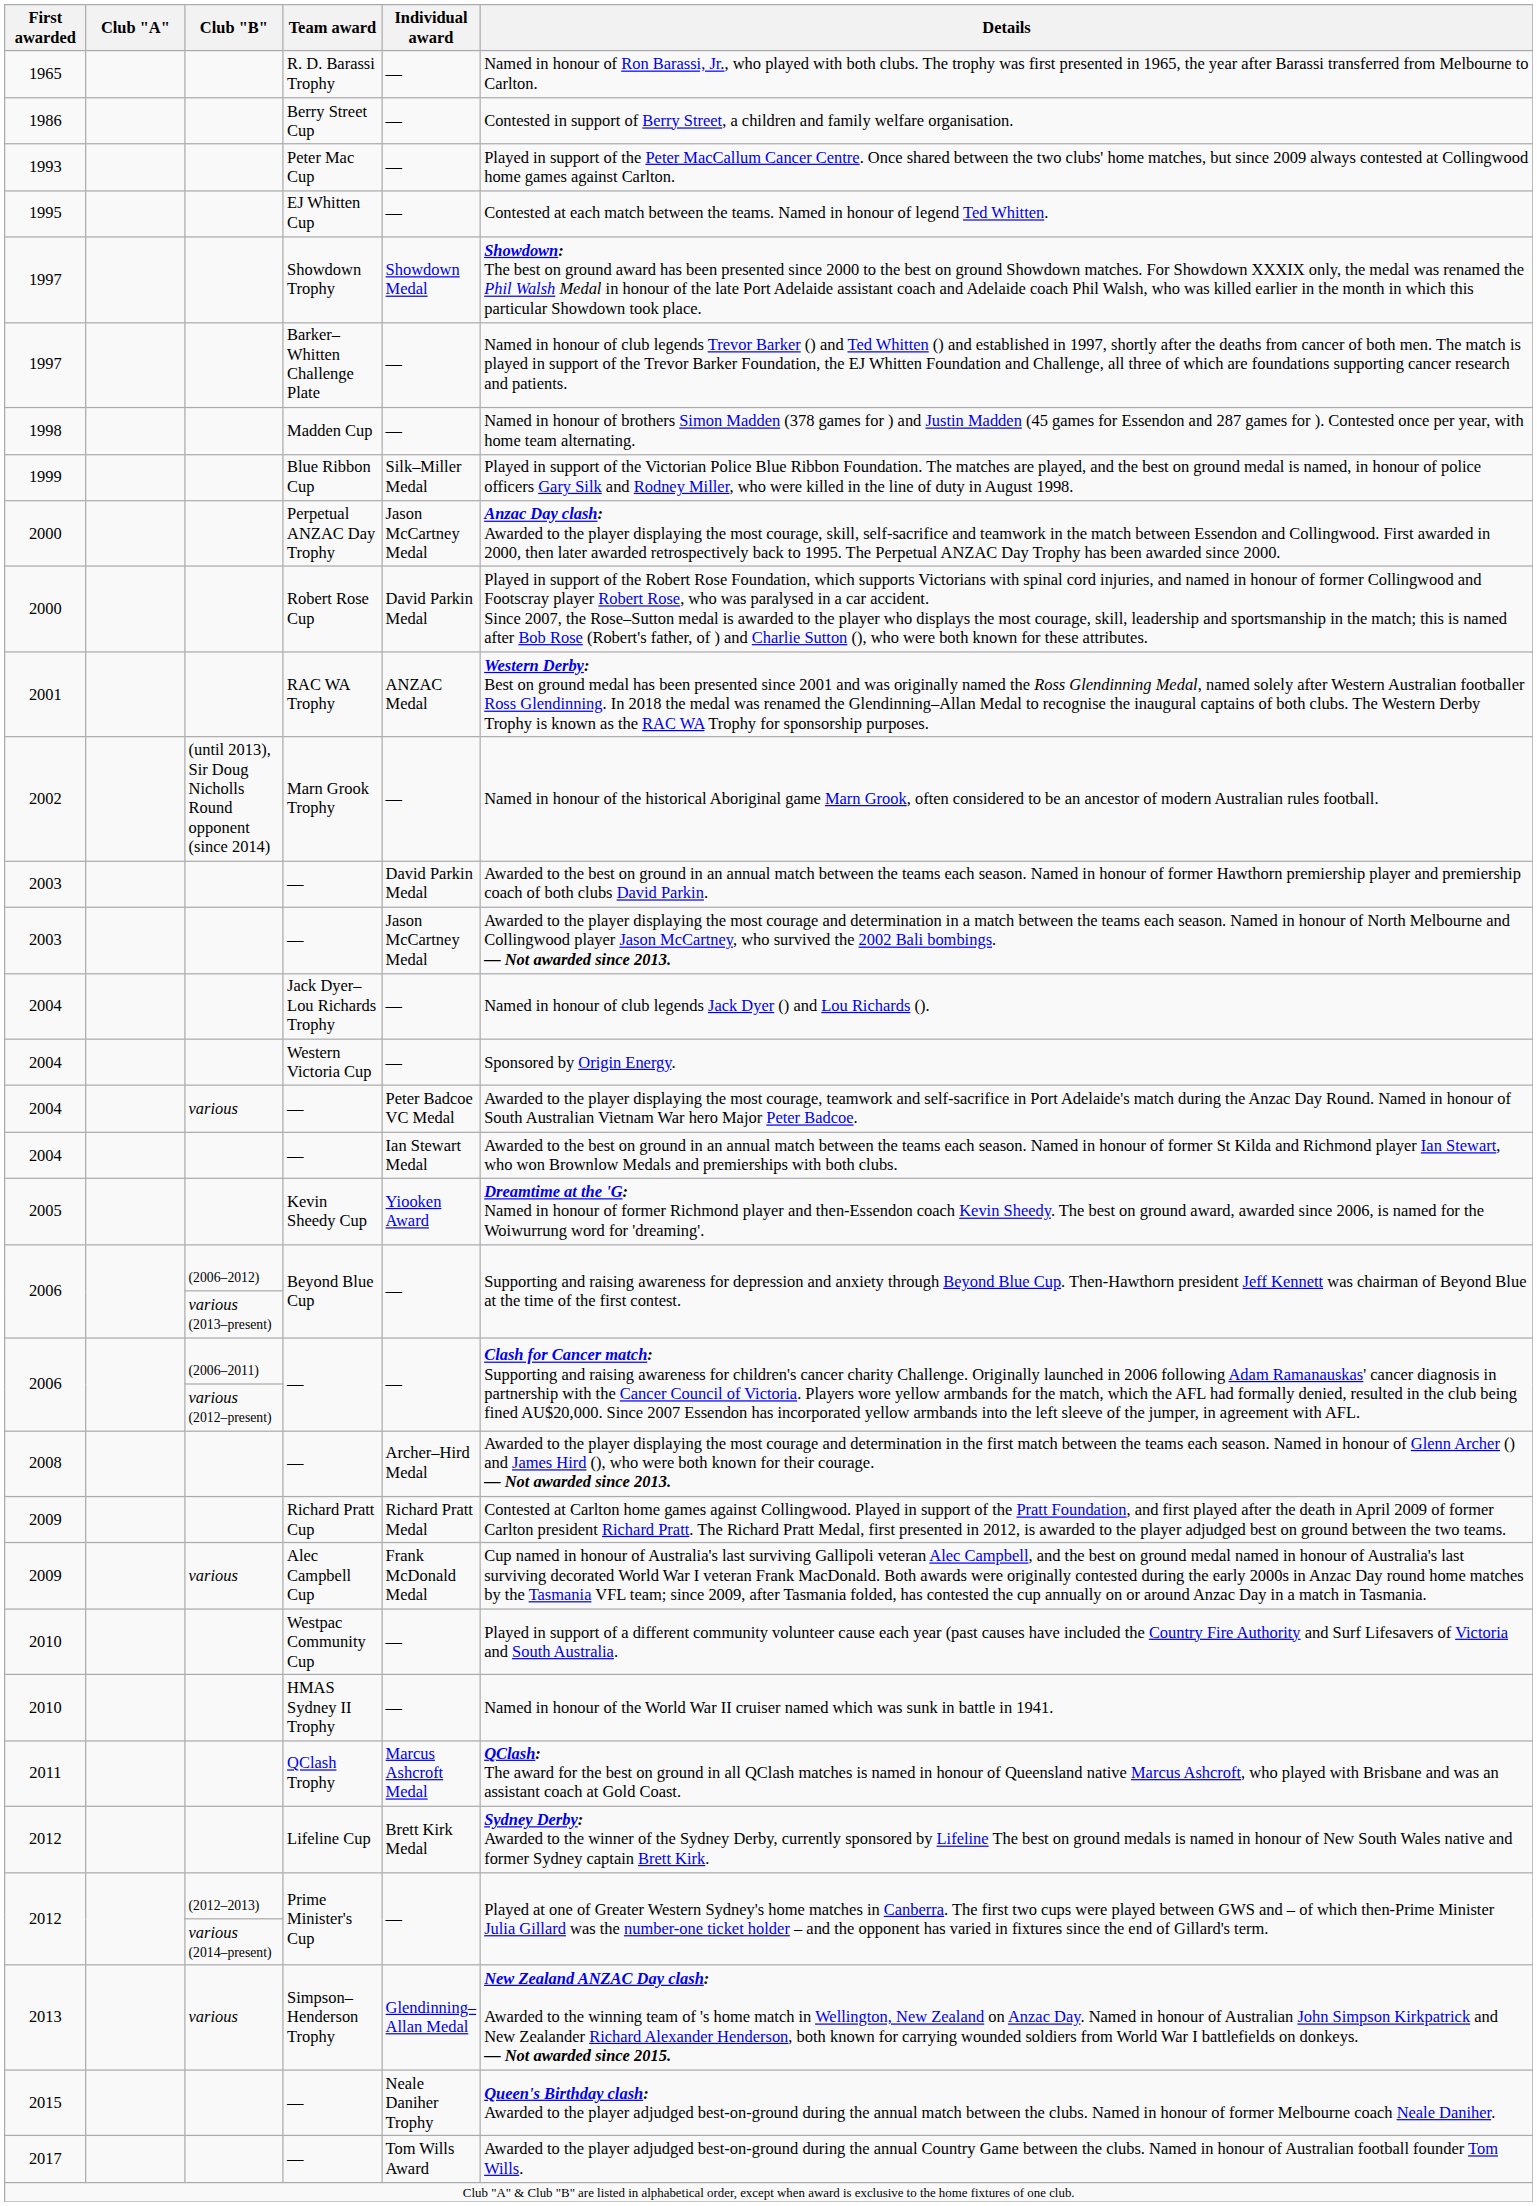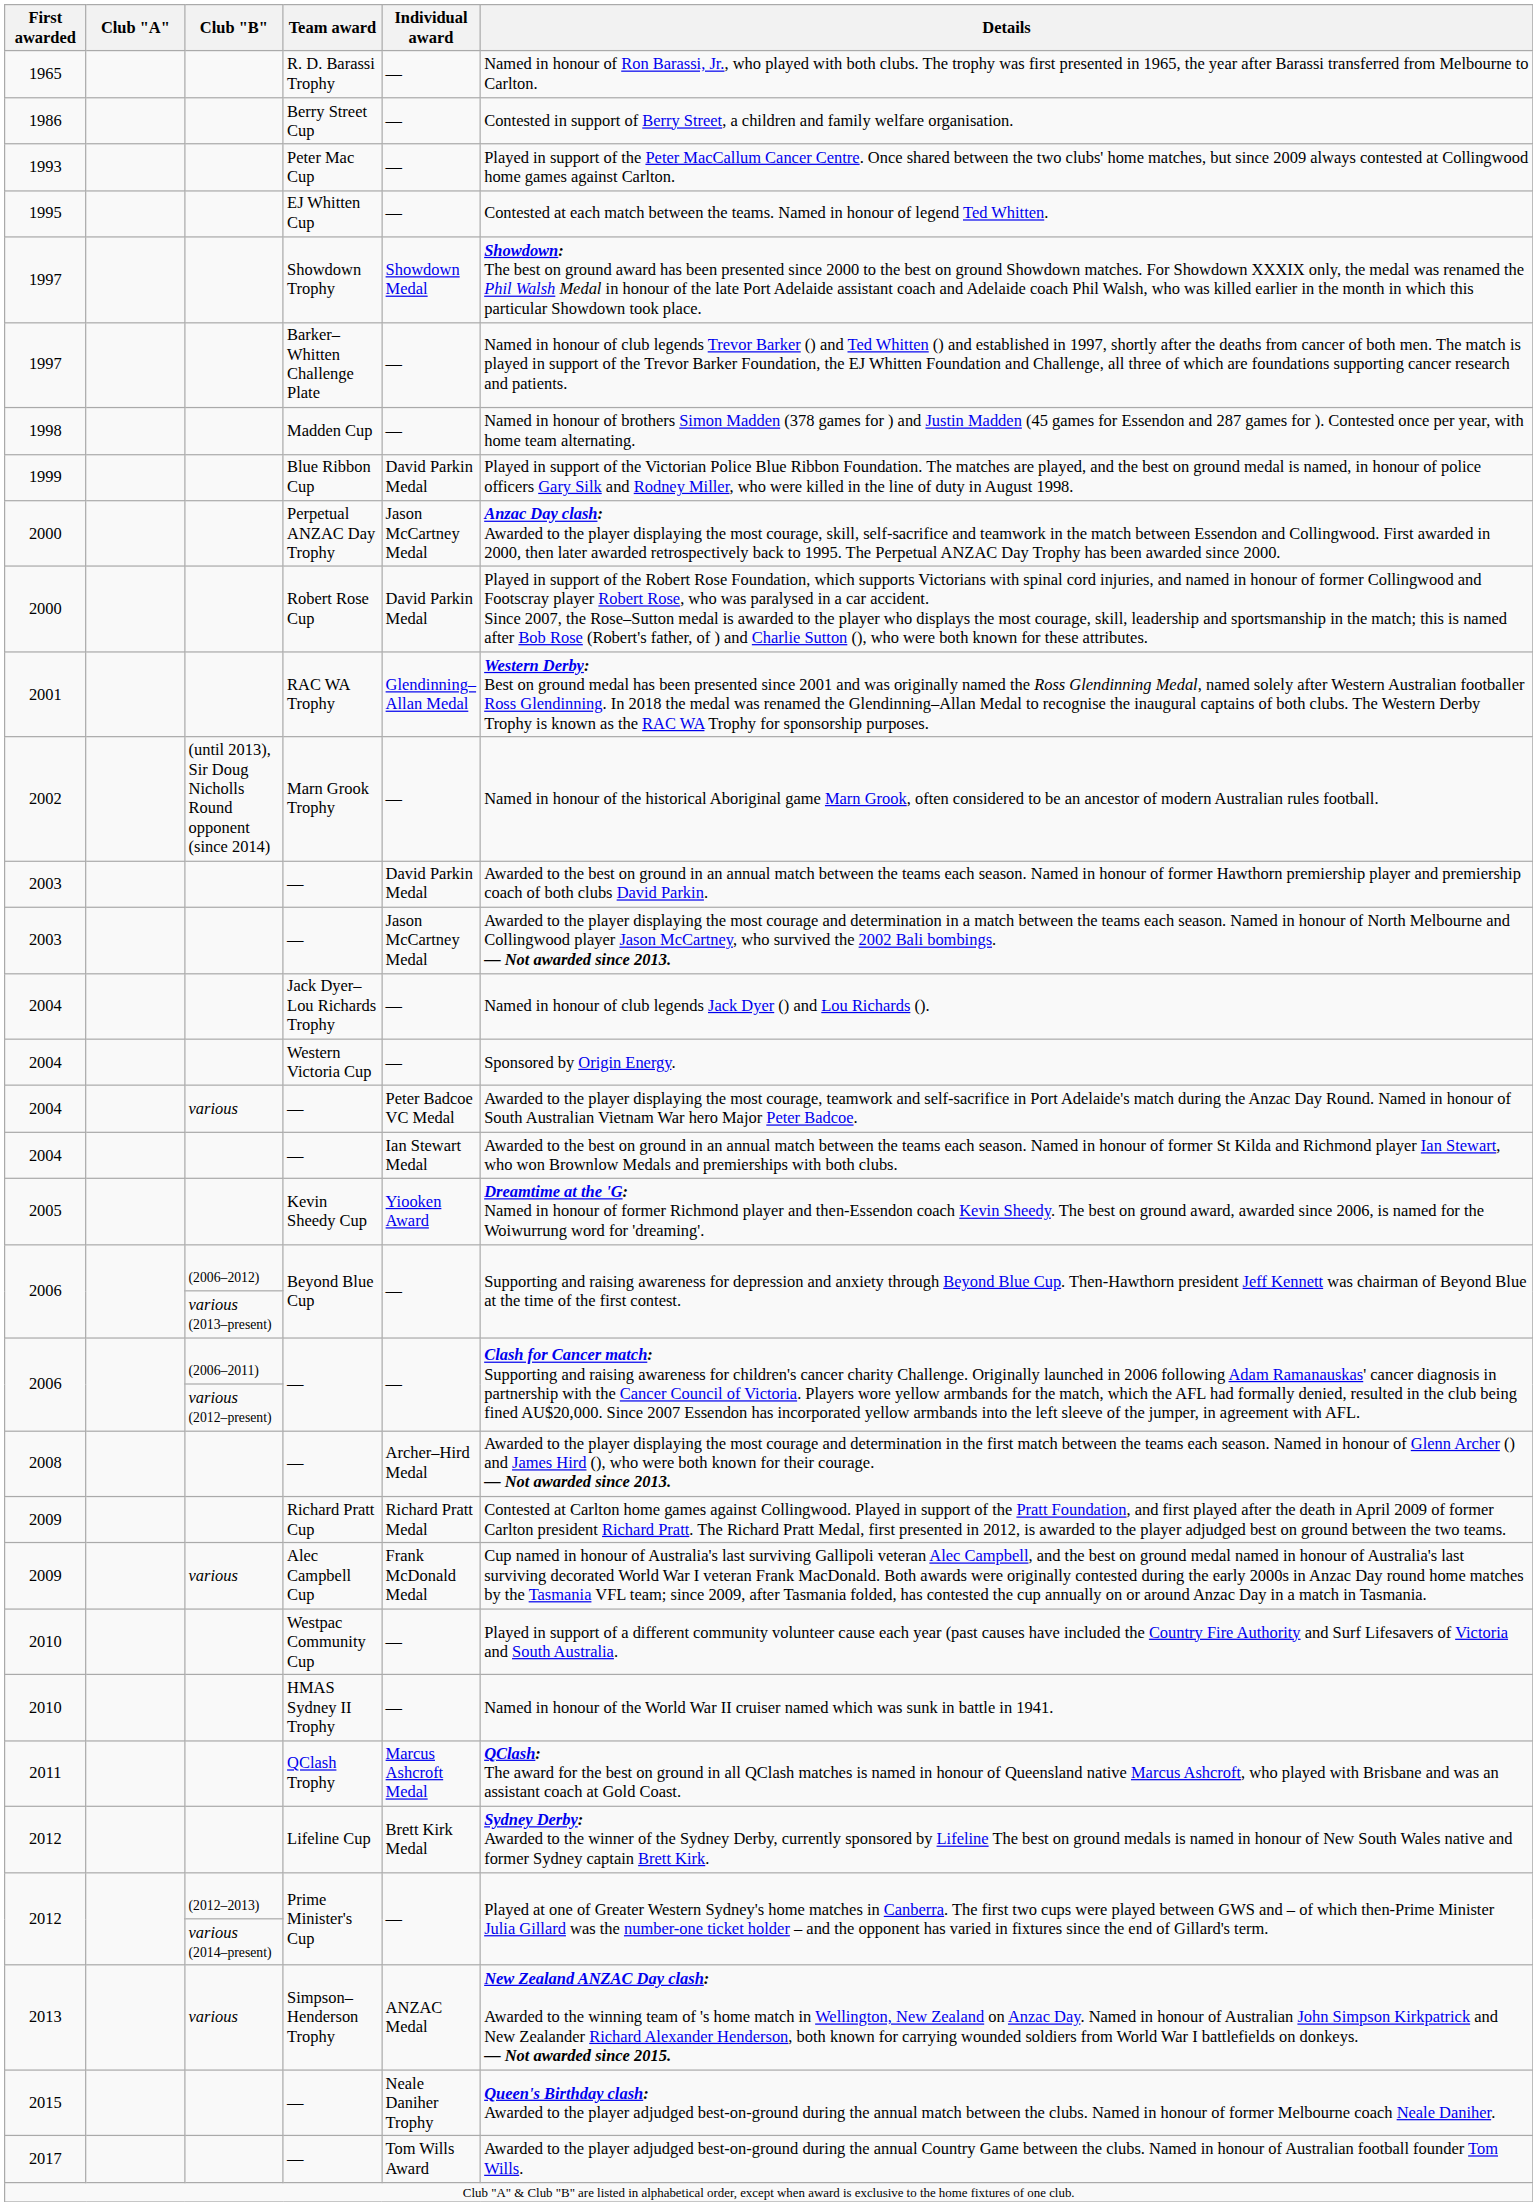(424, 476) Silk–Miller Medal -> (429, 476) David Parkin Medal
(414, 693) ANZAC Medal -> (431, 693) Glendinning–Allan Medal
(431, 2017) Glendinning–Allan Medal -> (414, 2017) ANZAC Medal
